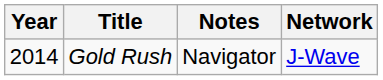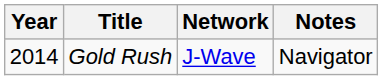columns swapped: (329, 21) <-> (229, 21)
